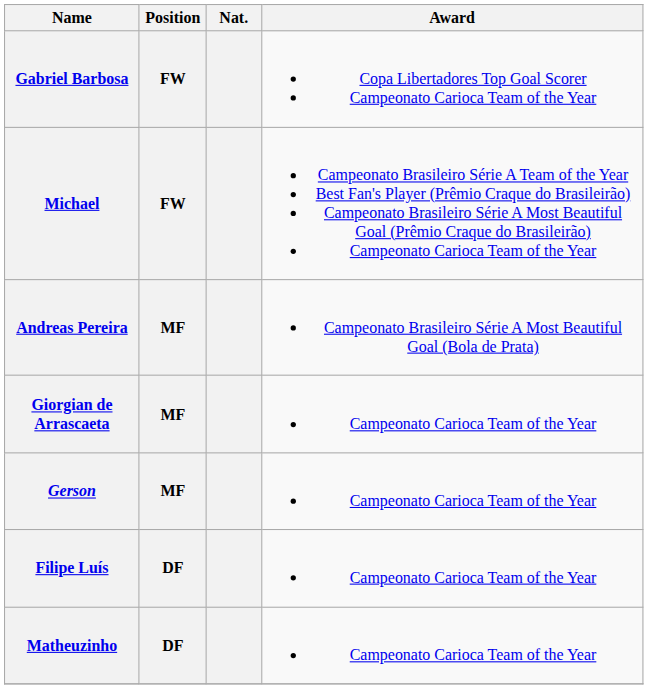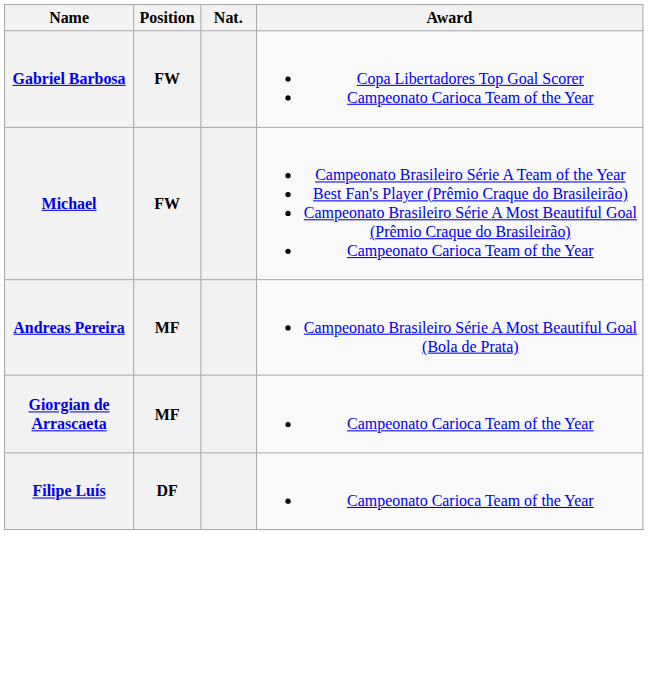- row: (72, 491)
- row: (72, 645)
